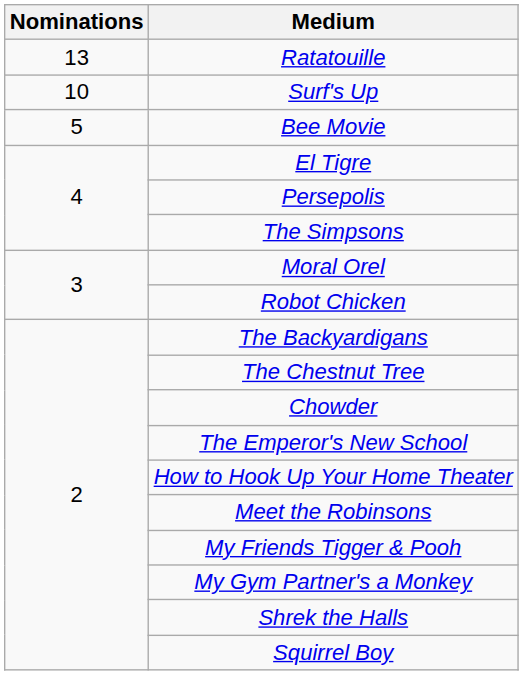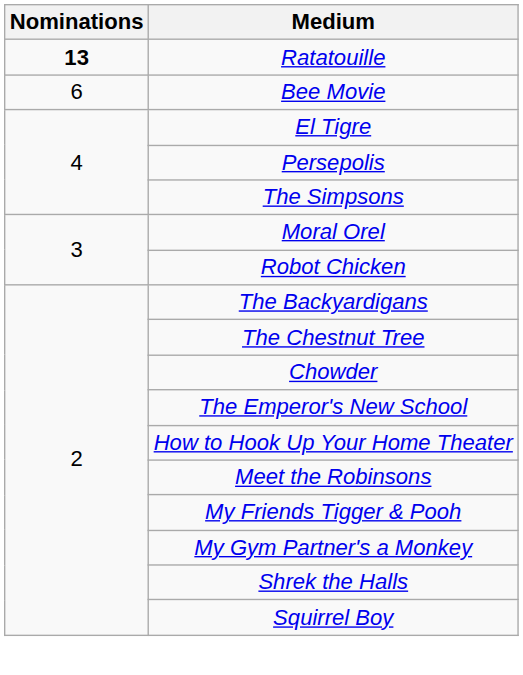(77, 57) normal -> (77, 57) bold
- row: (333, 92)
(77, 127) 5 -> (77, 92) 6
